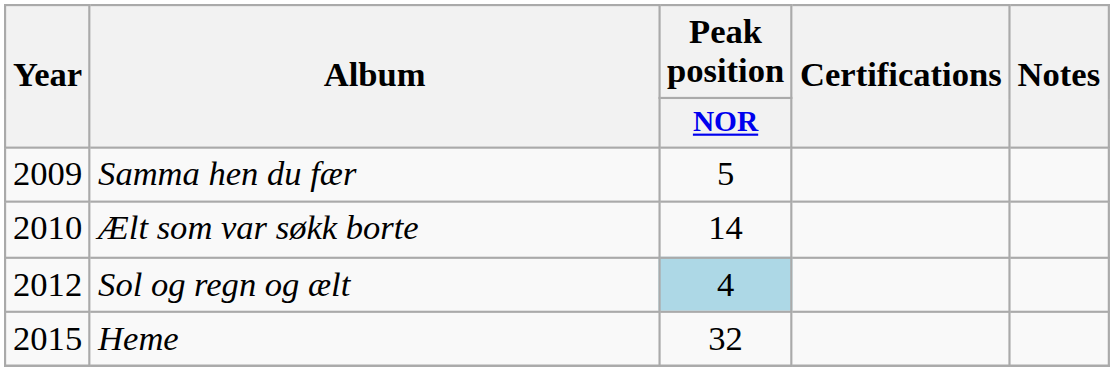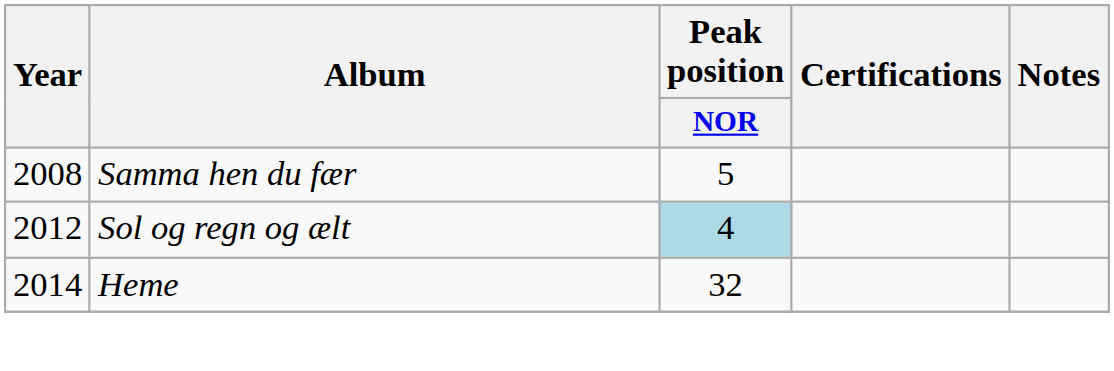(48, 174) 2009 -> (48, 174) 2008
- row: (258, 228)
(48, 338) 2015 -> (48, 283) 2014
